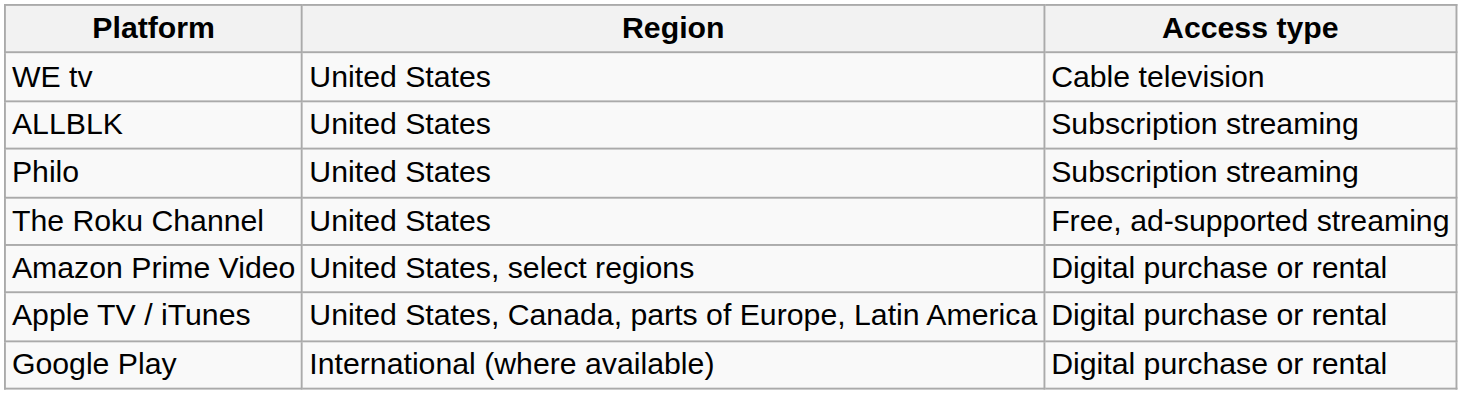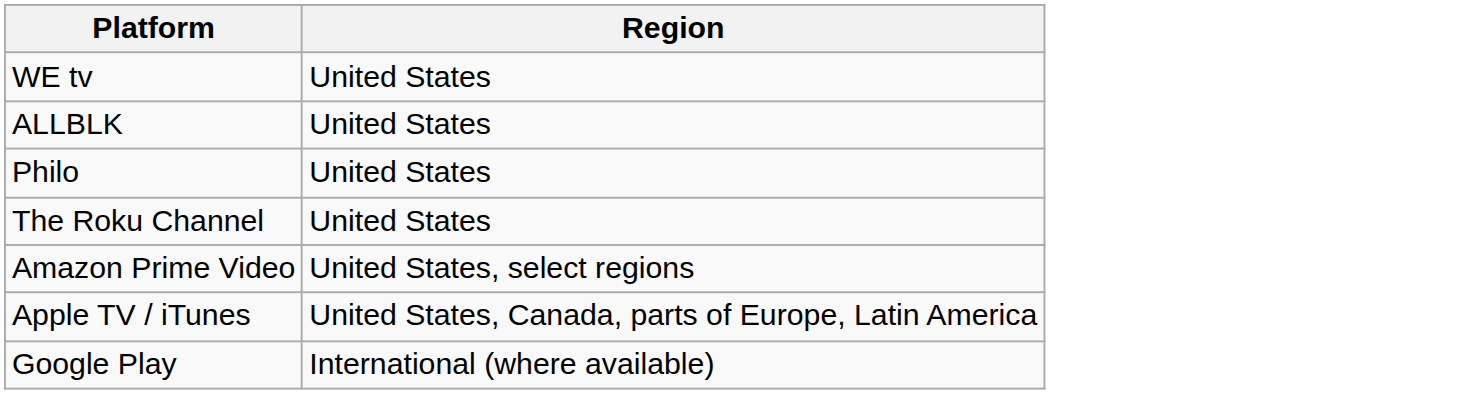- column: (1250, 28)
